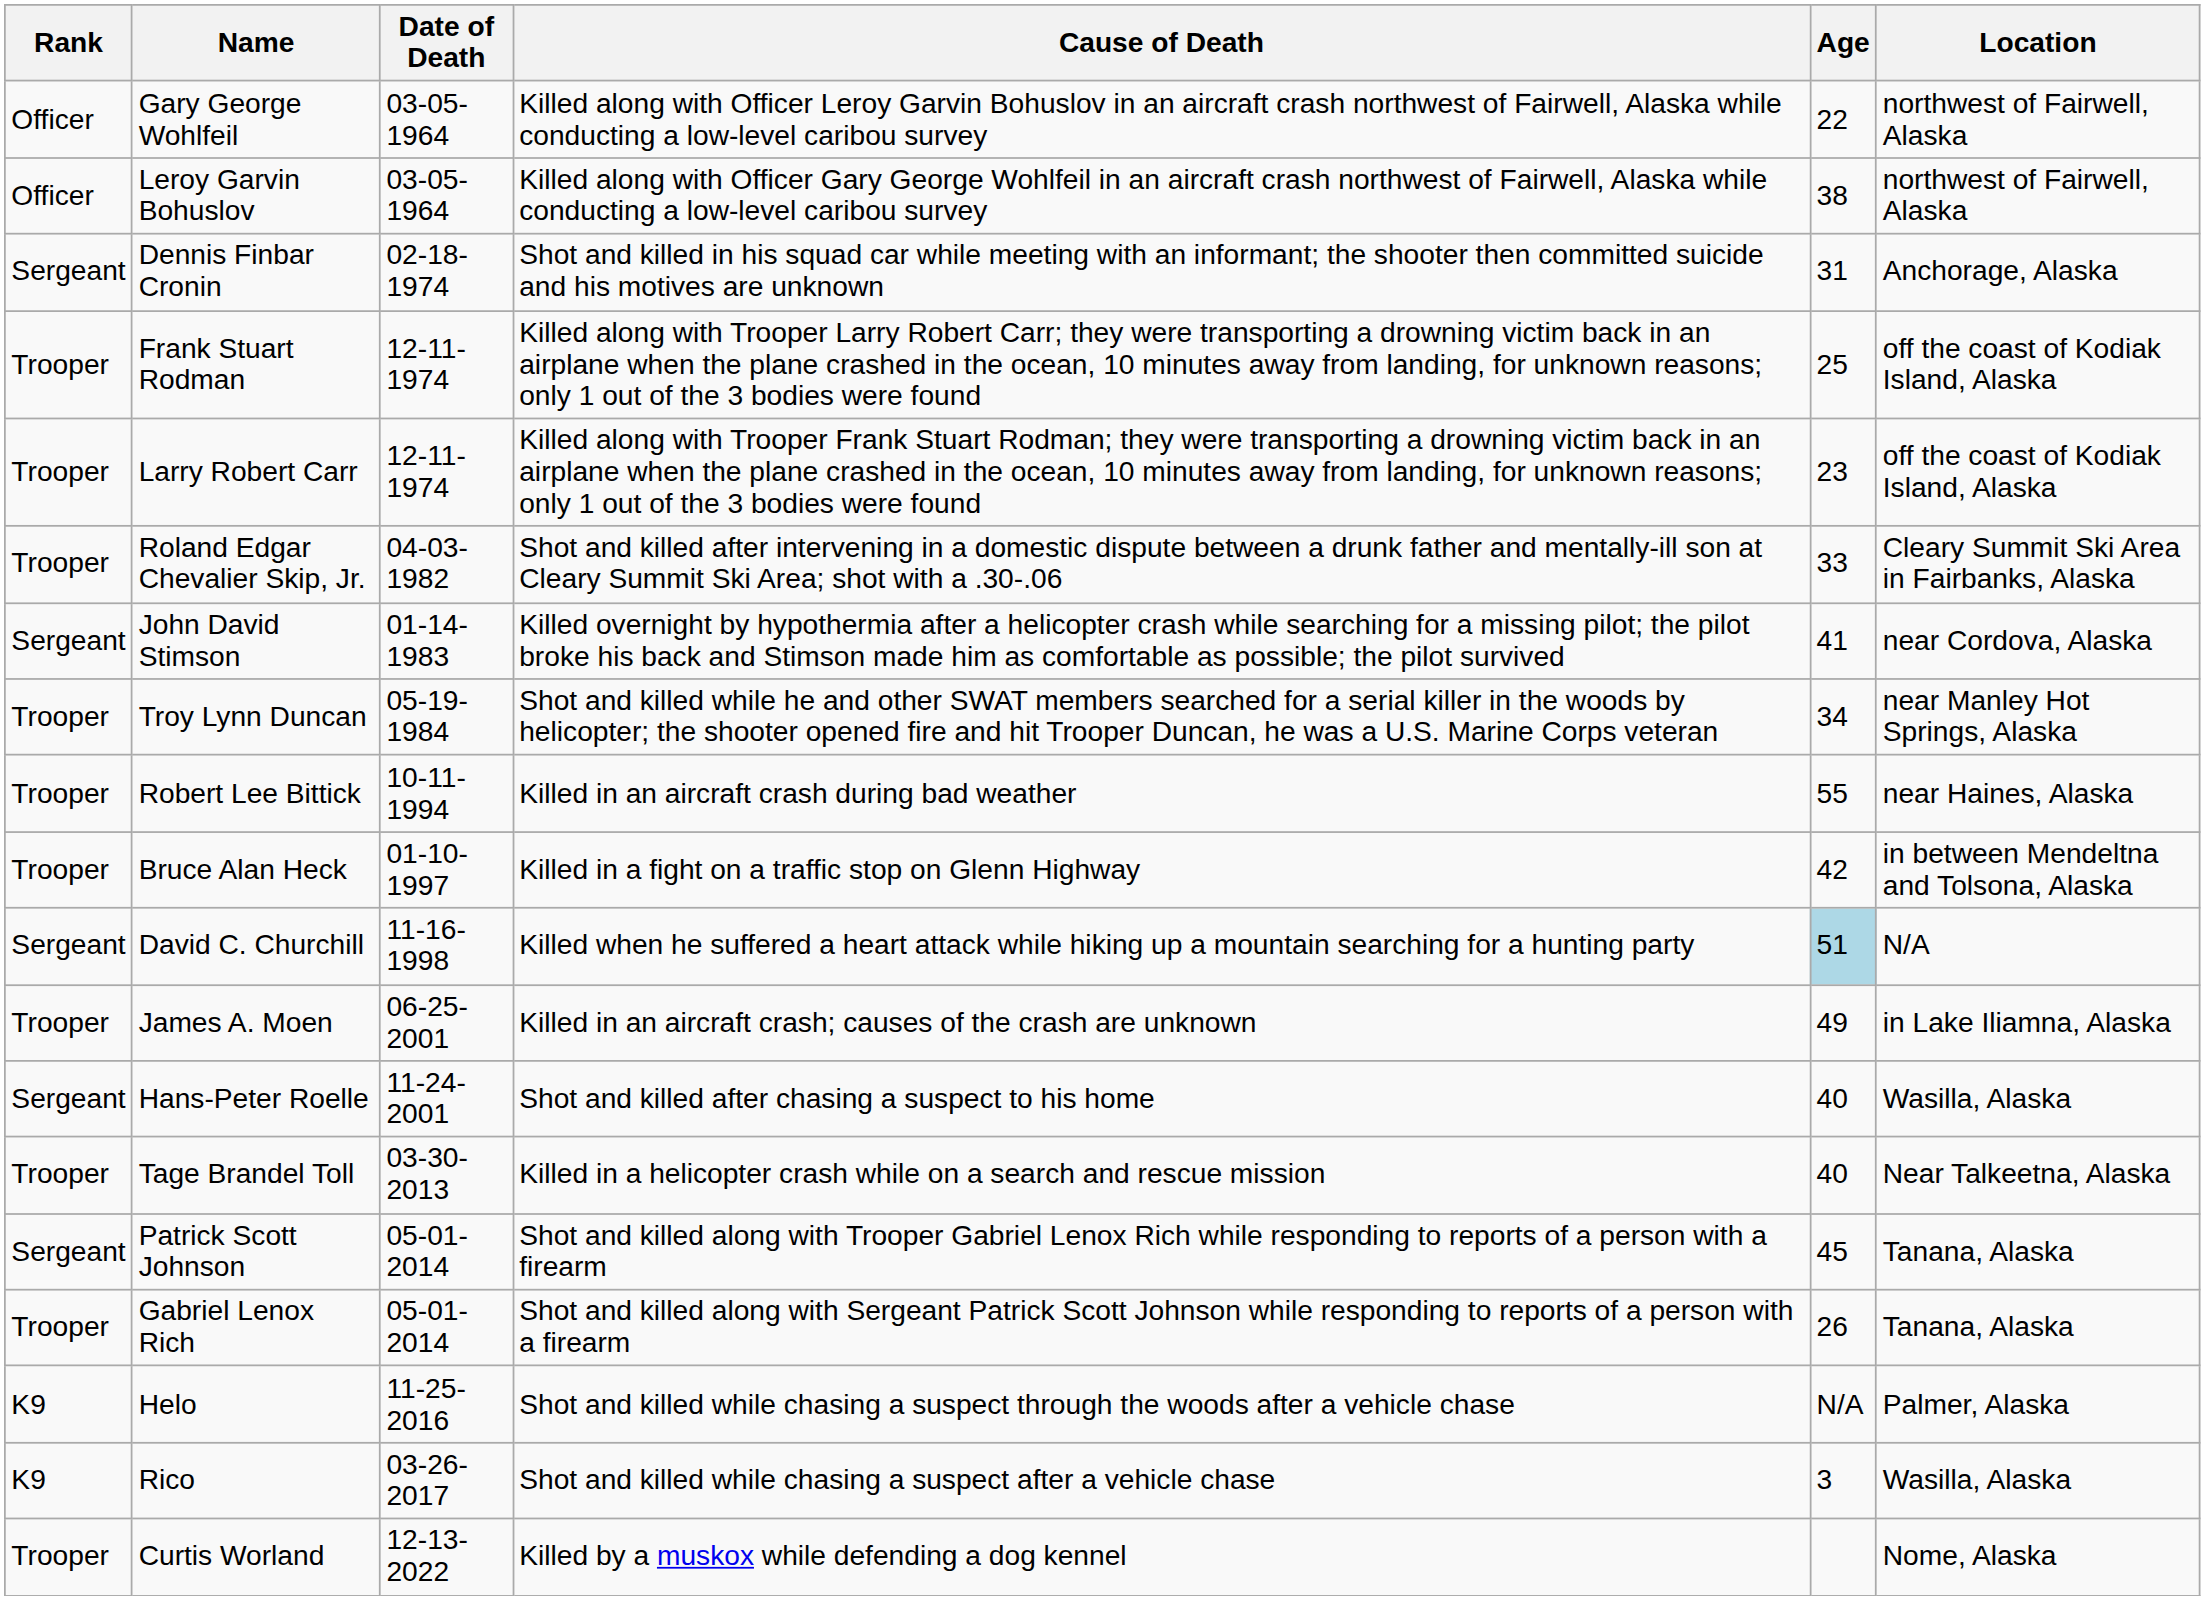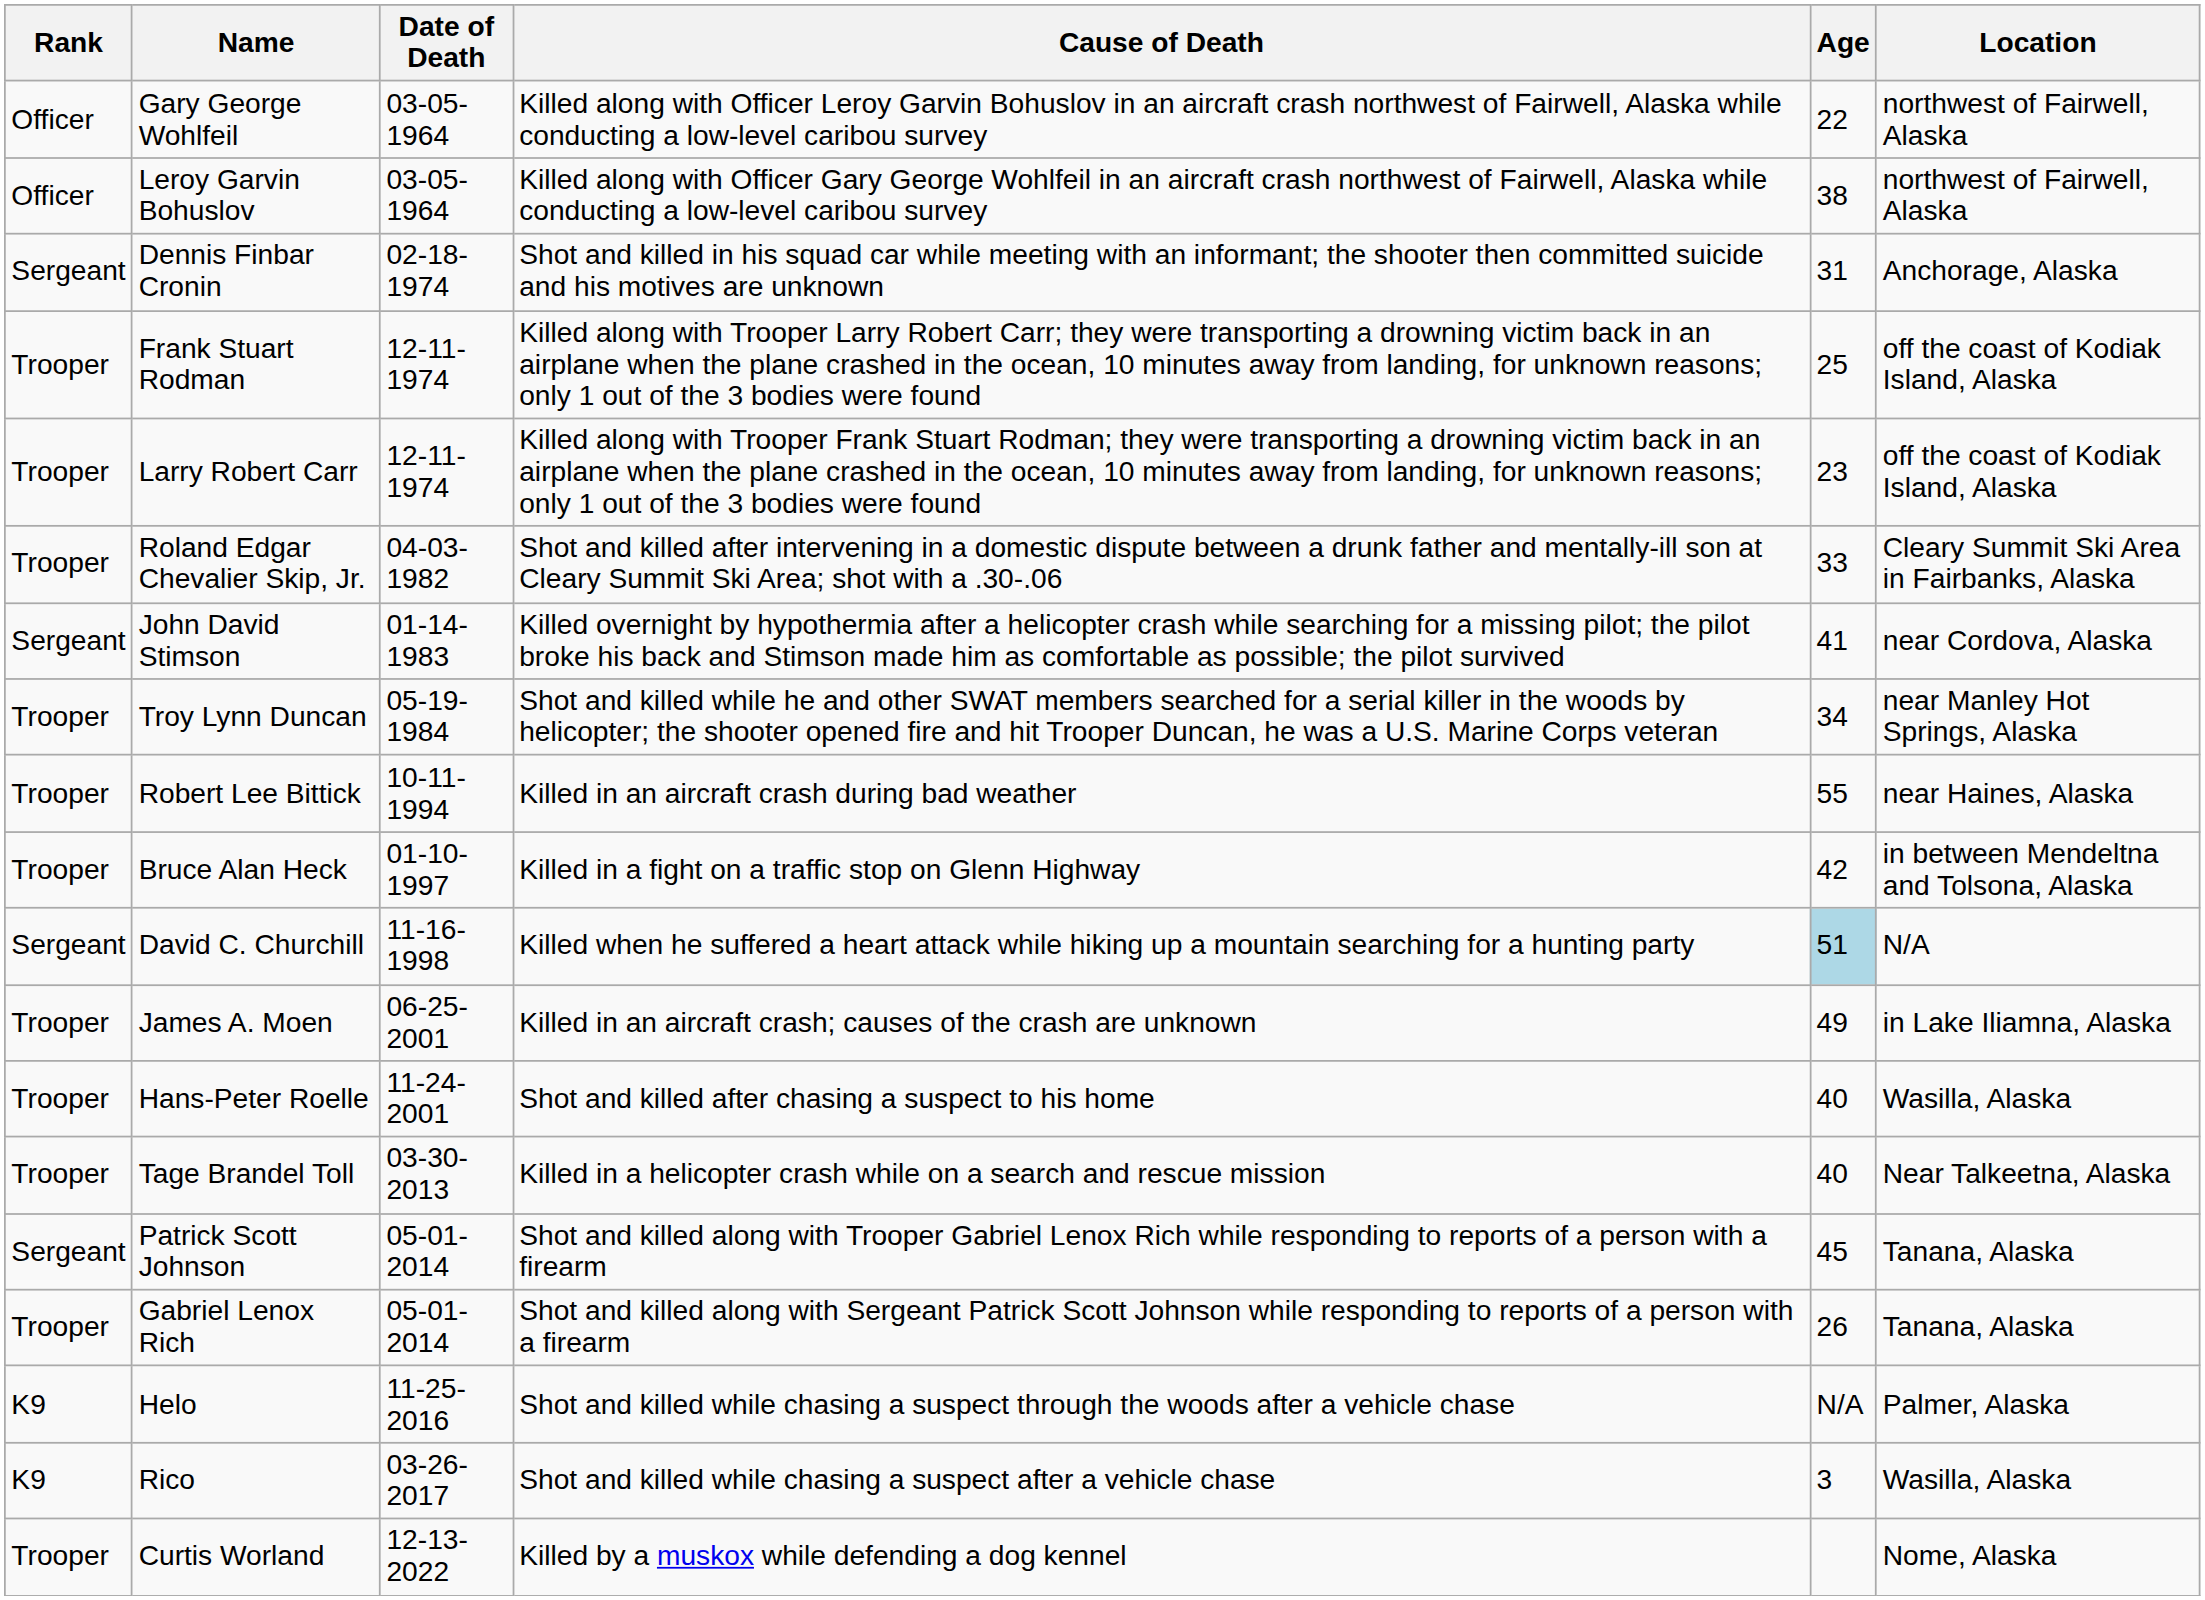(69, 1098) Sergeant -> (60, 1098) Trooper
